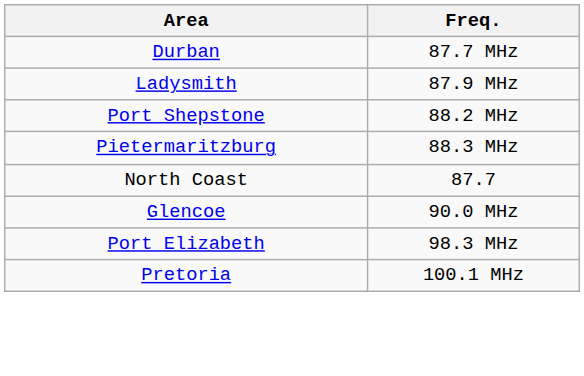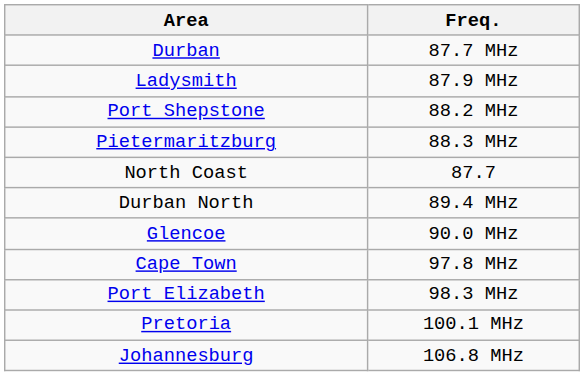+ row: (186, 203)
+ row: (186, 264)
+ row: (186, 356)
